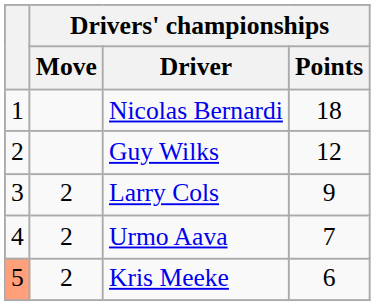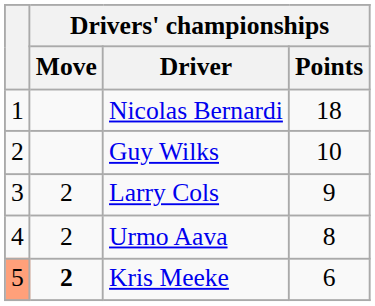(329, 151) 12 -> (329, 151) 10
(329, 236) 7 -> (329, 236) 8
(66, 278) normal -> (66, 278) bold
